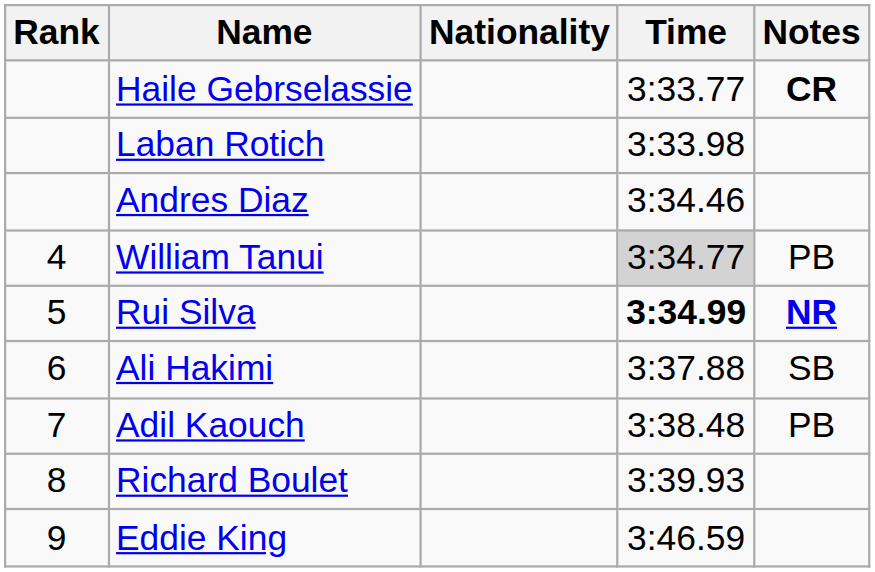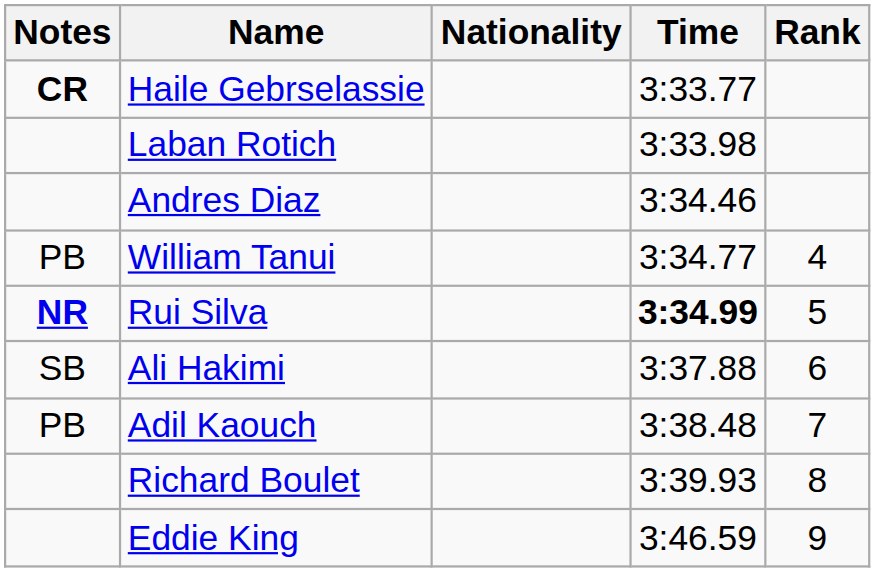columns swapped: (56, 32) <-> (811, 32)
(686, 256) lightgrey background -> (698, 256) no background
